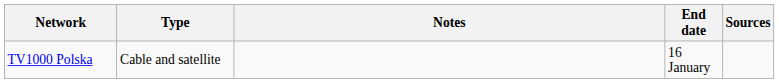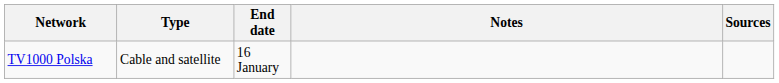columns swapped: (694, 22) <-> (449, 22)
